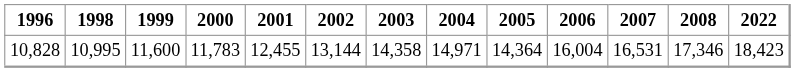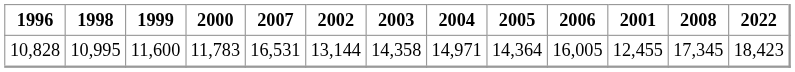columns swapped: (275, 19) <-> (638, 19)
(577, 50) 16,004 -> (577, 50) 16,005
(698, 50) 17,346 -> (698, 50) 17,345
